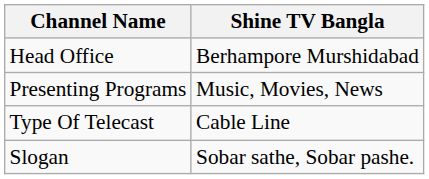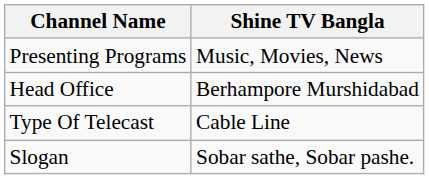rows swapped: (62, 55) <-> (98, 88)
